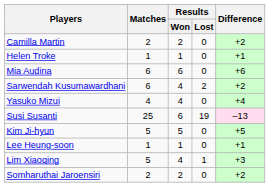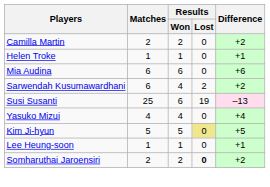rows swapped: (32, 116) <-> (33, 101)
(204, 130) no background -> (204, 130) khaki background
- row: (33, 160)
(204, 175) normal -> (204, 160) bold
